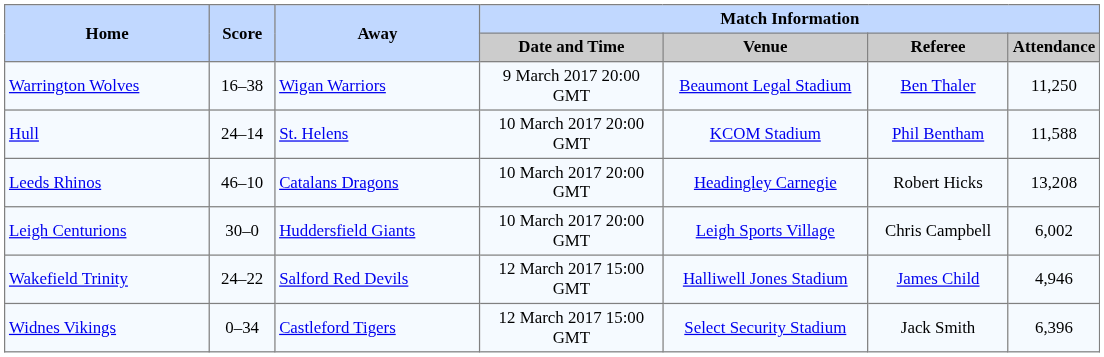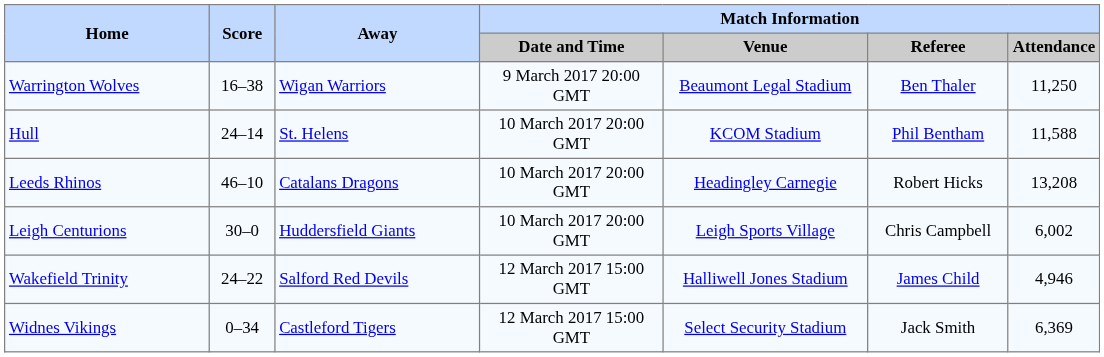(1054, 327) 6,396 -> (1054, 327) 6,369
